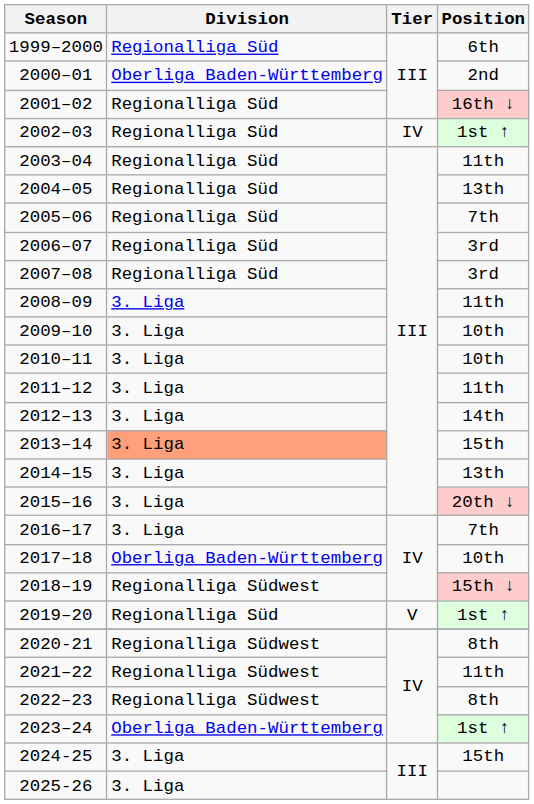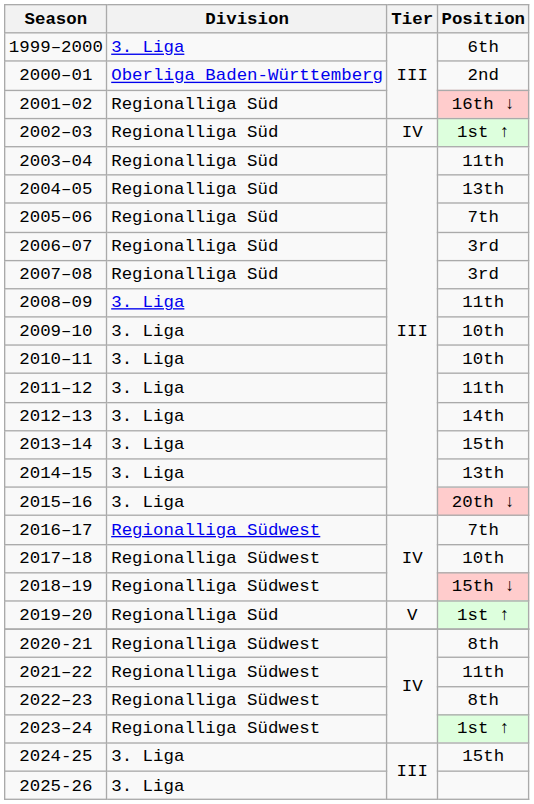(195, 47) Regionalliga Süd -> (148, 47) 3. Liga
(148, 445) lightsalmon background -> (148, 445) no background
(148, 530) 3. Liga -> (216, 530) Regionalliga Südwest
(247, 558) Oberliga Baden-Württemberg -> (216, 558) Regionalliga Südwest
(247, 729) Oberliga Baden-Württemberg -> (216, 729) Regionalliga Südwest
